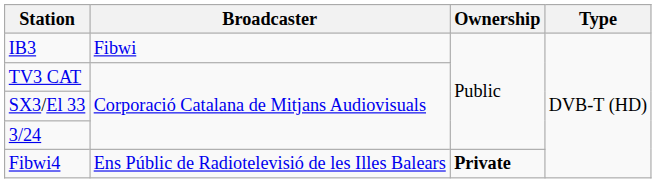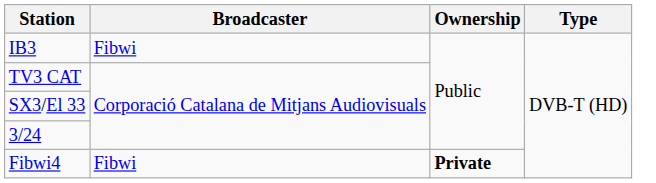(270, 163) Ens Públic de Radiotelevisió de les Illes Balears -> (115, 163) Fibwi
